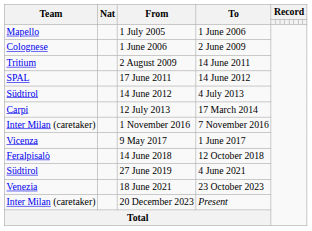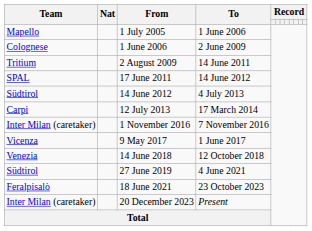(28, 156) Feralpisalò -> (22, 156) Venezia
(22, 187) Venezia -> (28, 187) Feralpisalò
